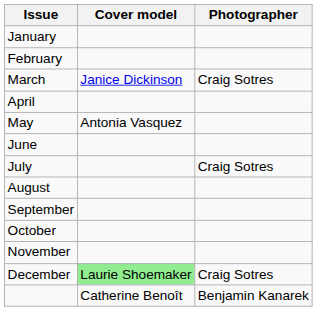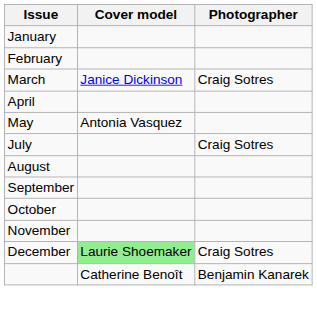- row: (22, 144)
